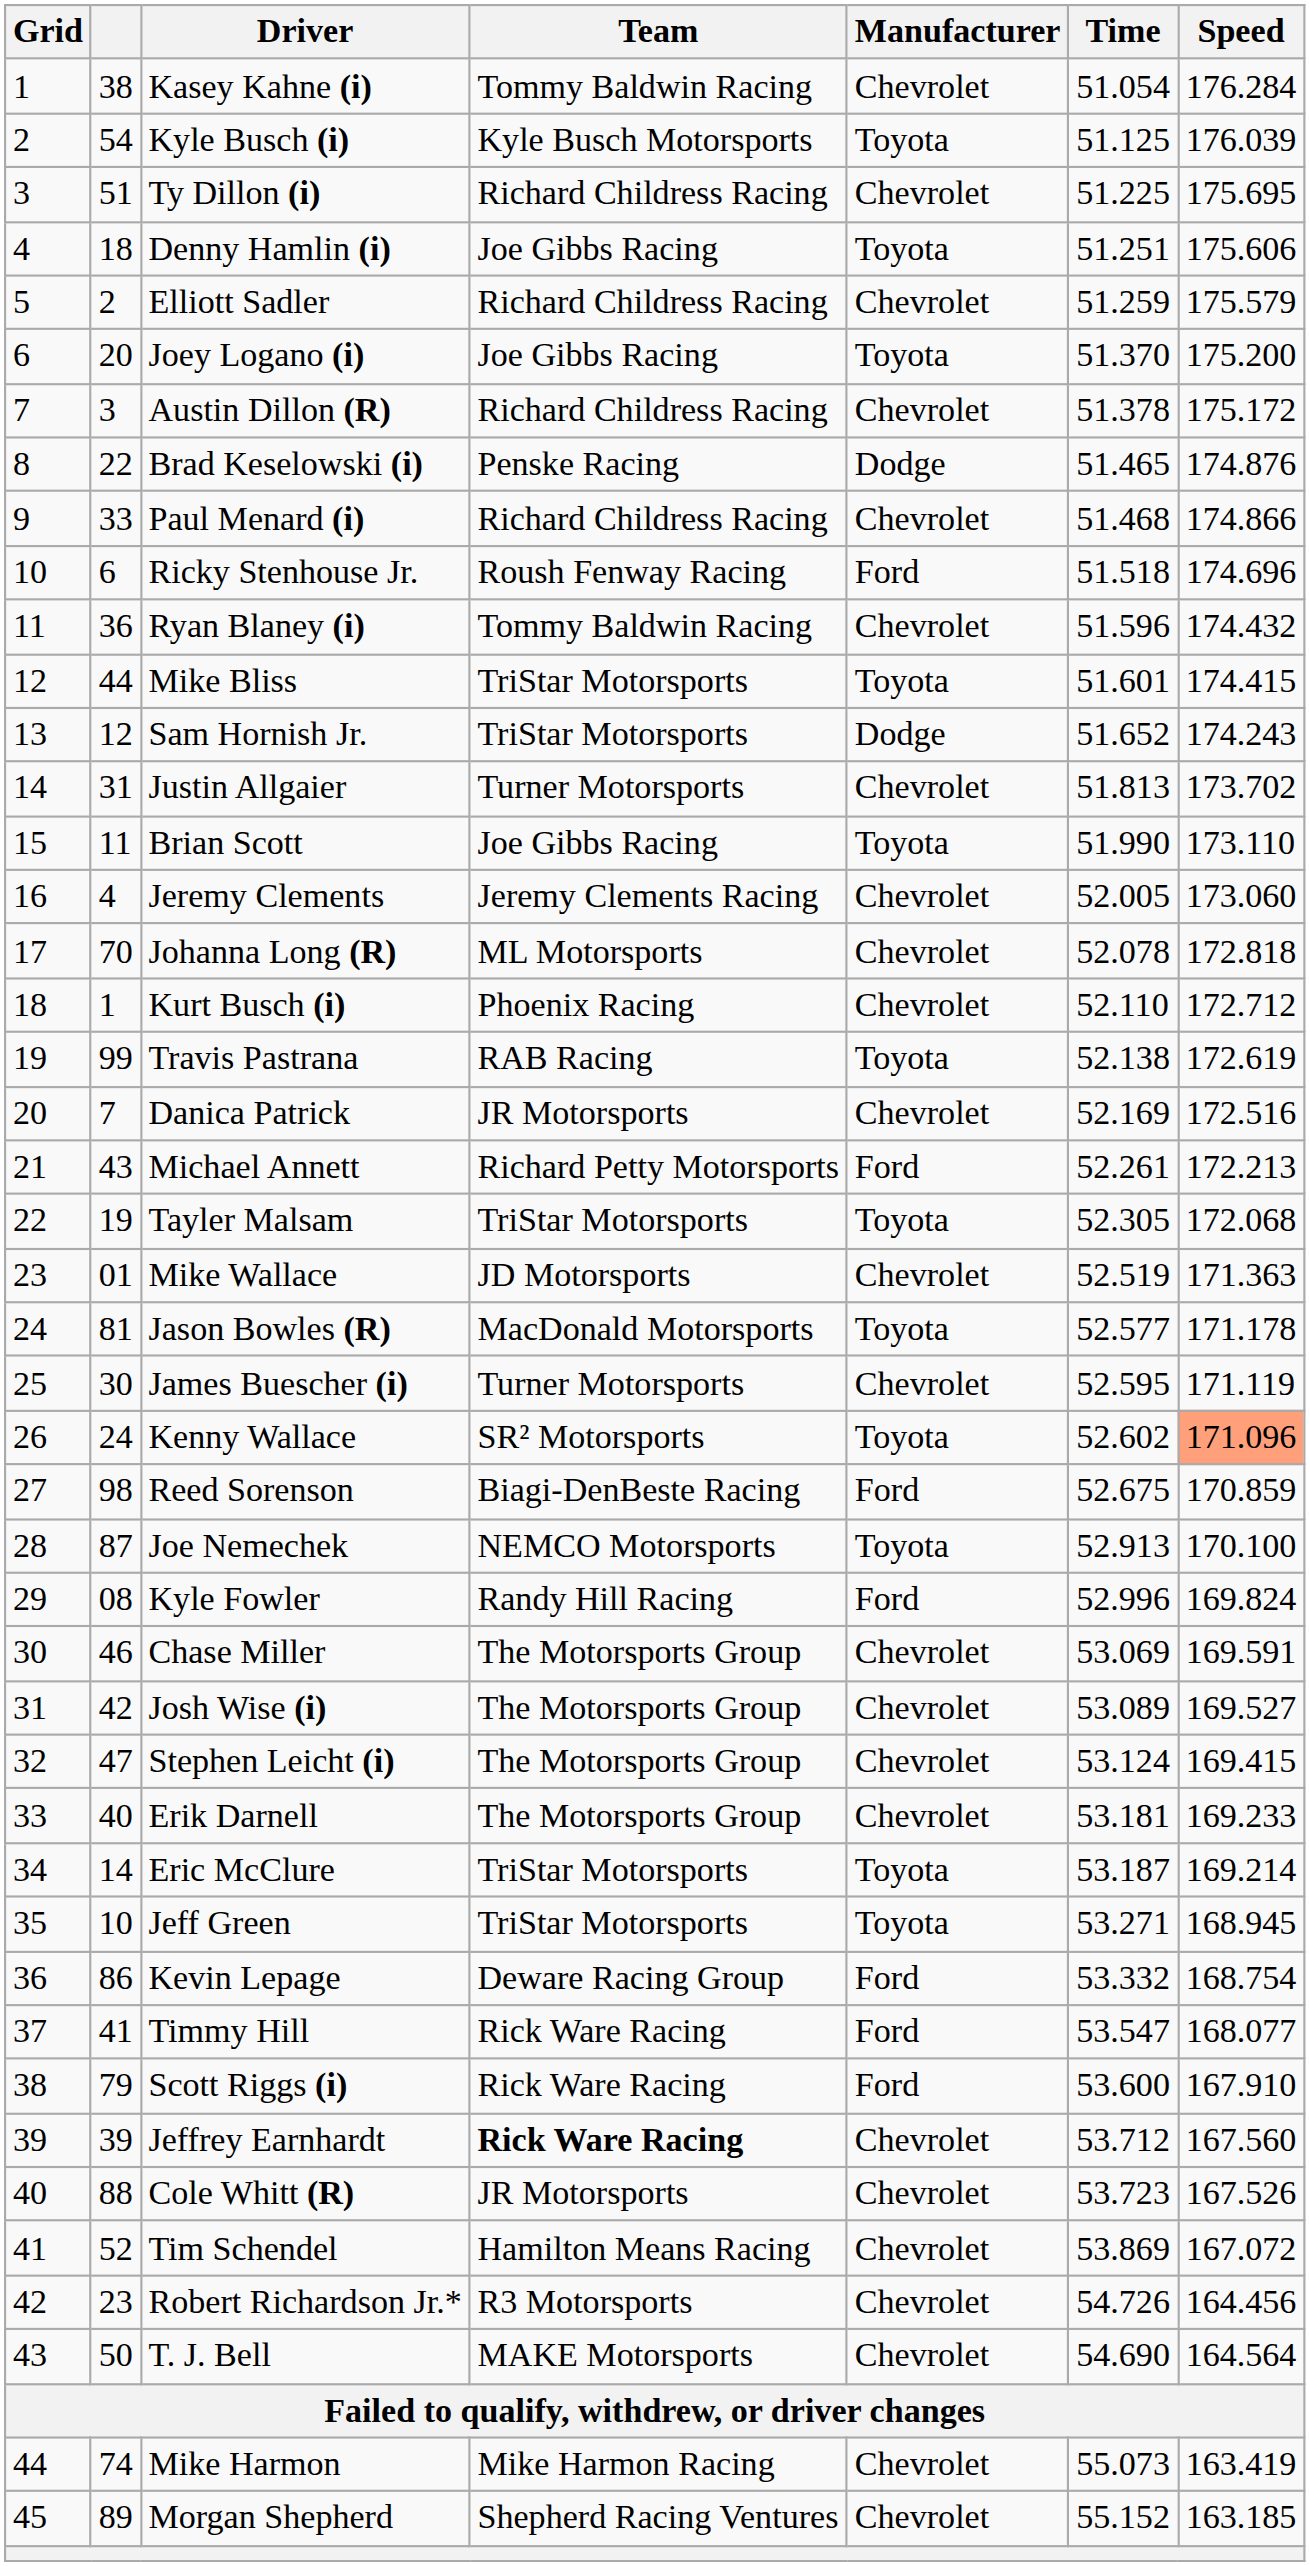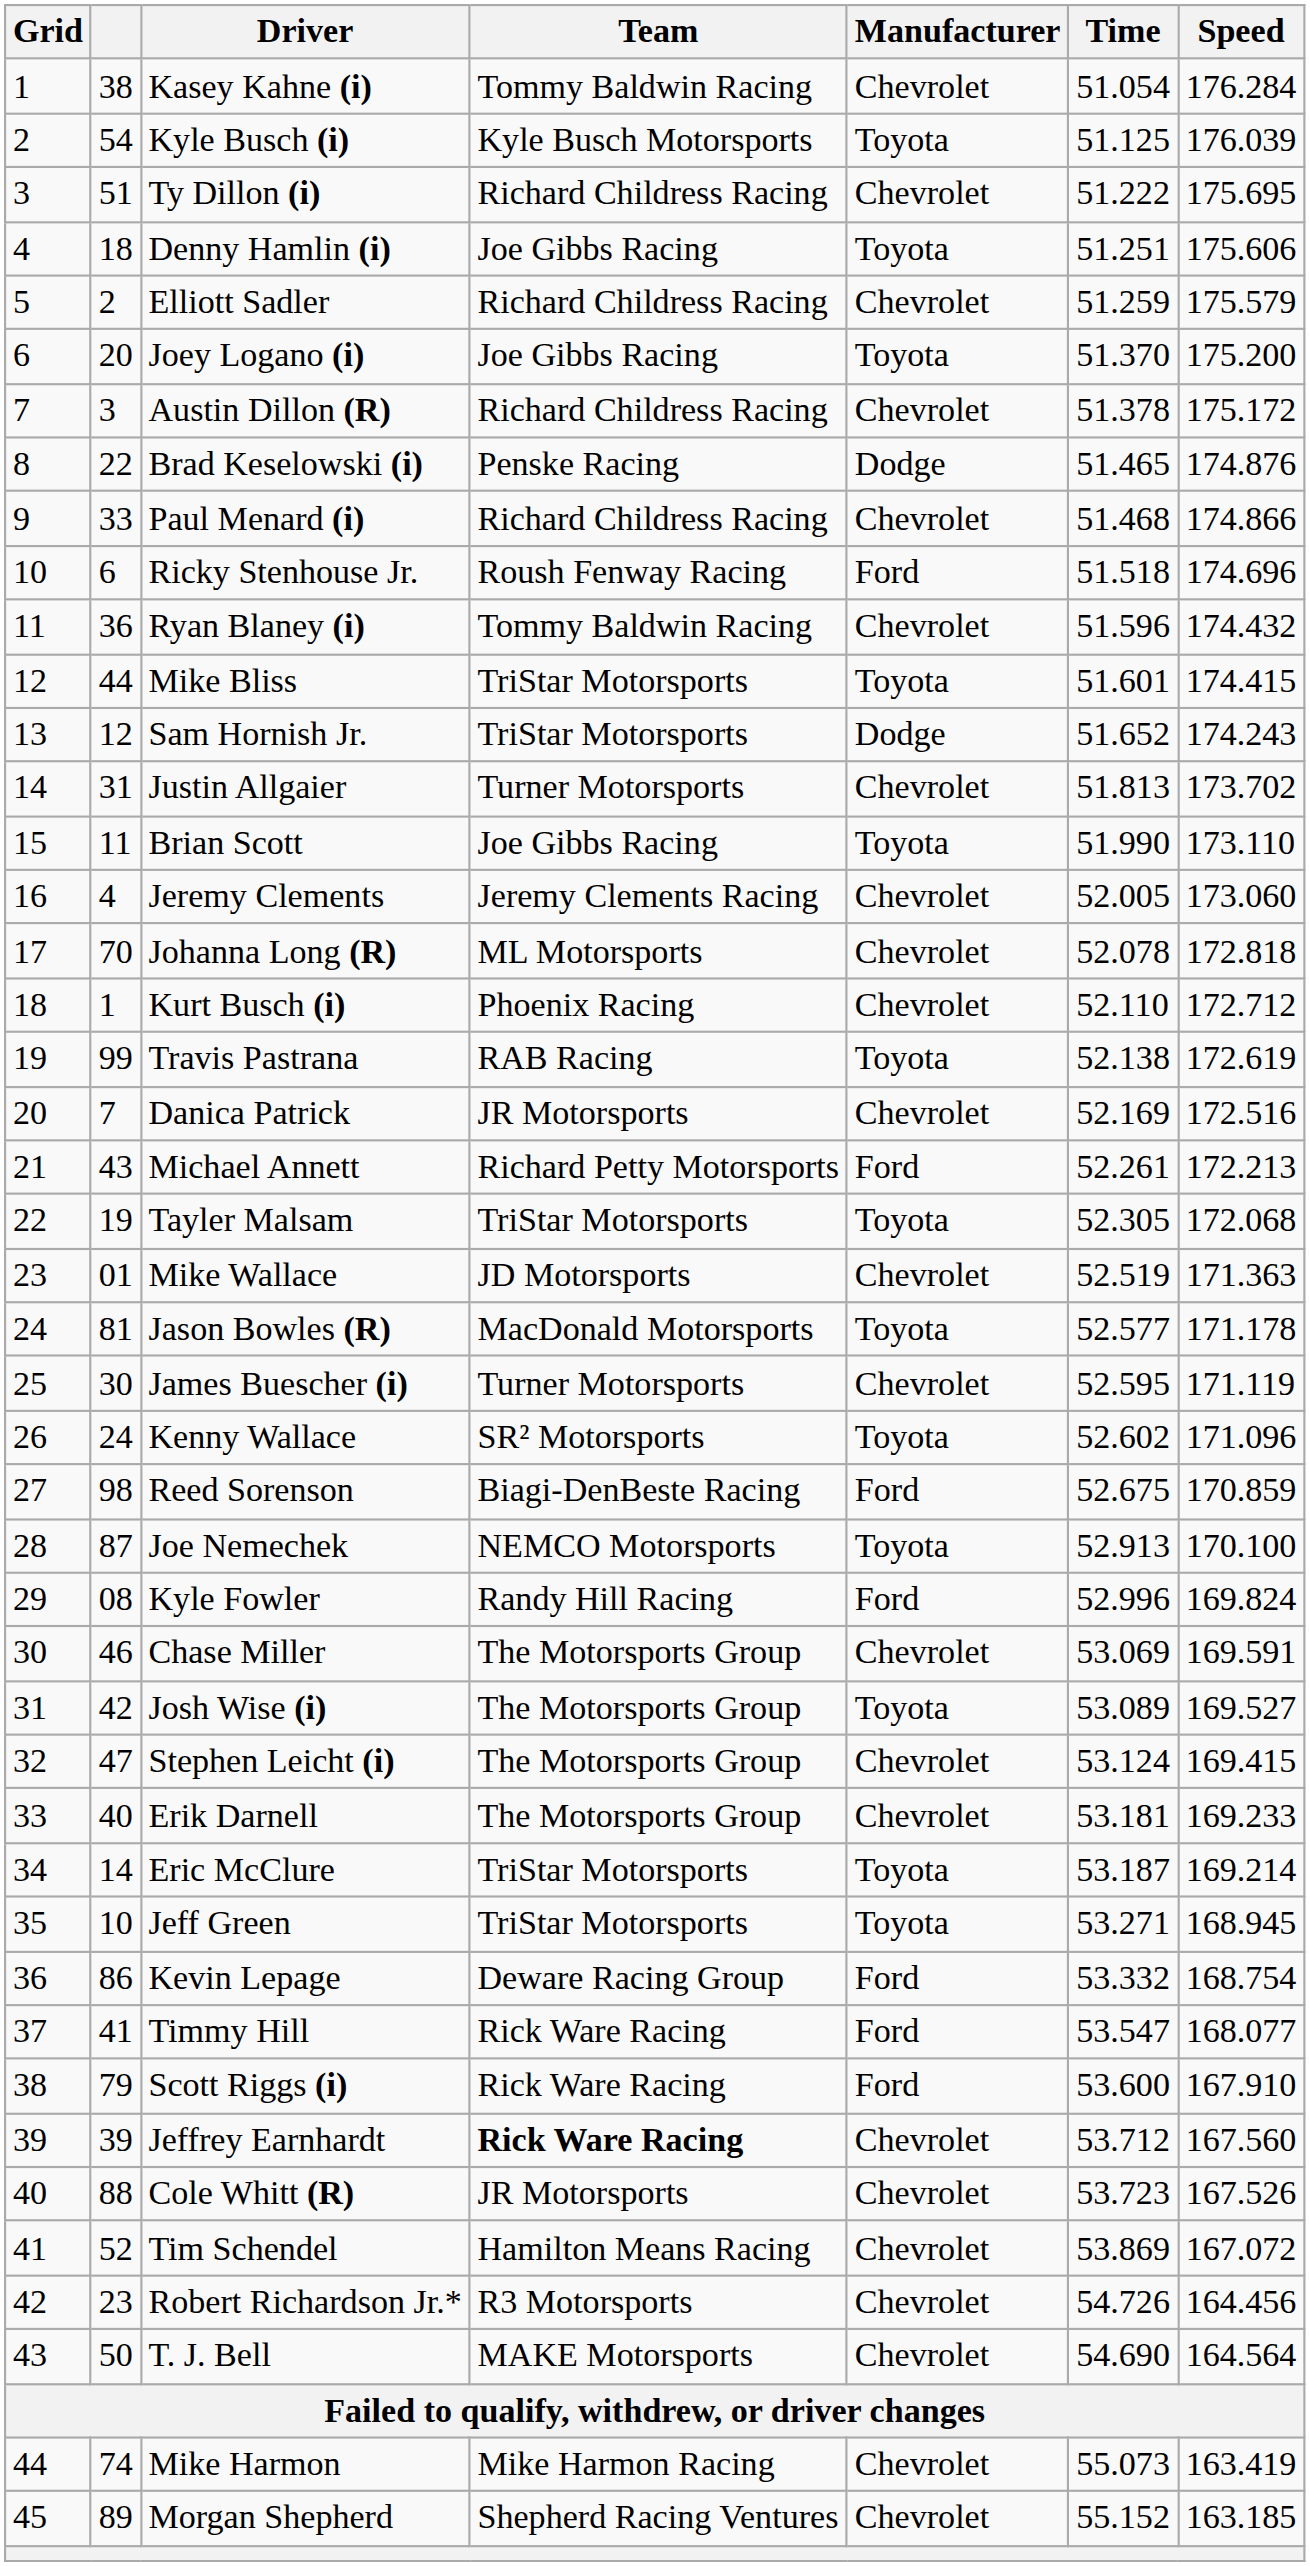(1123, 193) 51.225 -> (1123, 193) 51.222
(1241, 1436) lightsalmon background -> (1241, 1436) no background
(922, 1707) Chevrolet -> (902, 1707) Toyota
